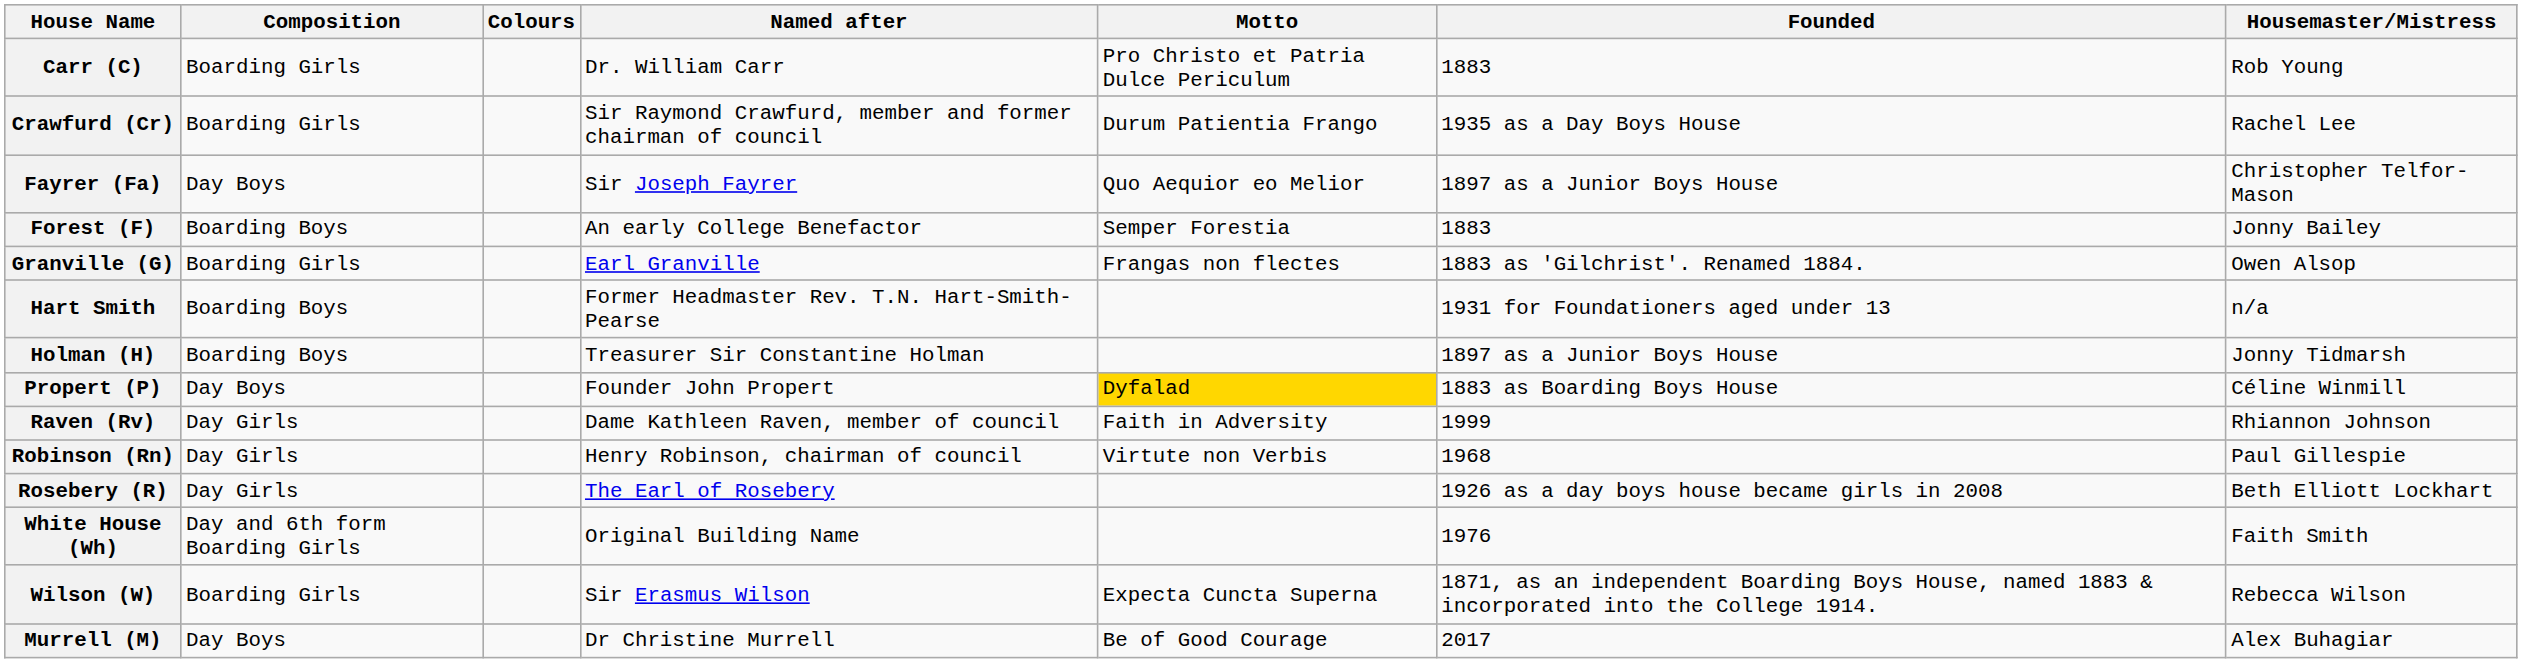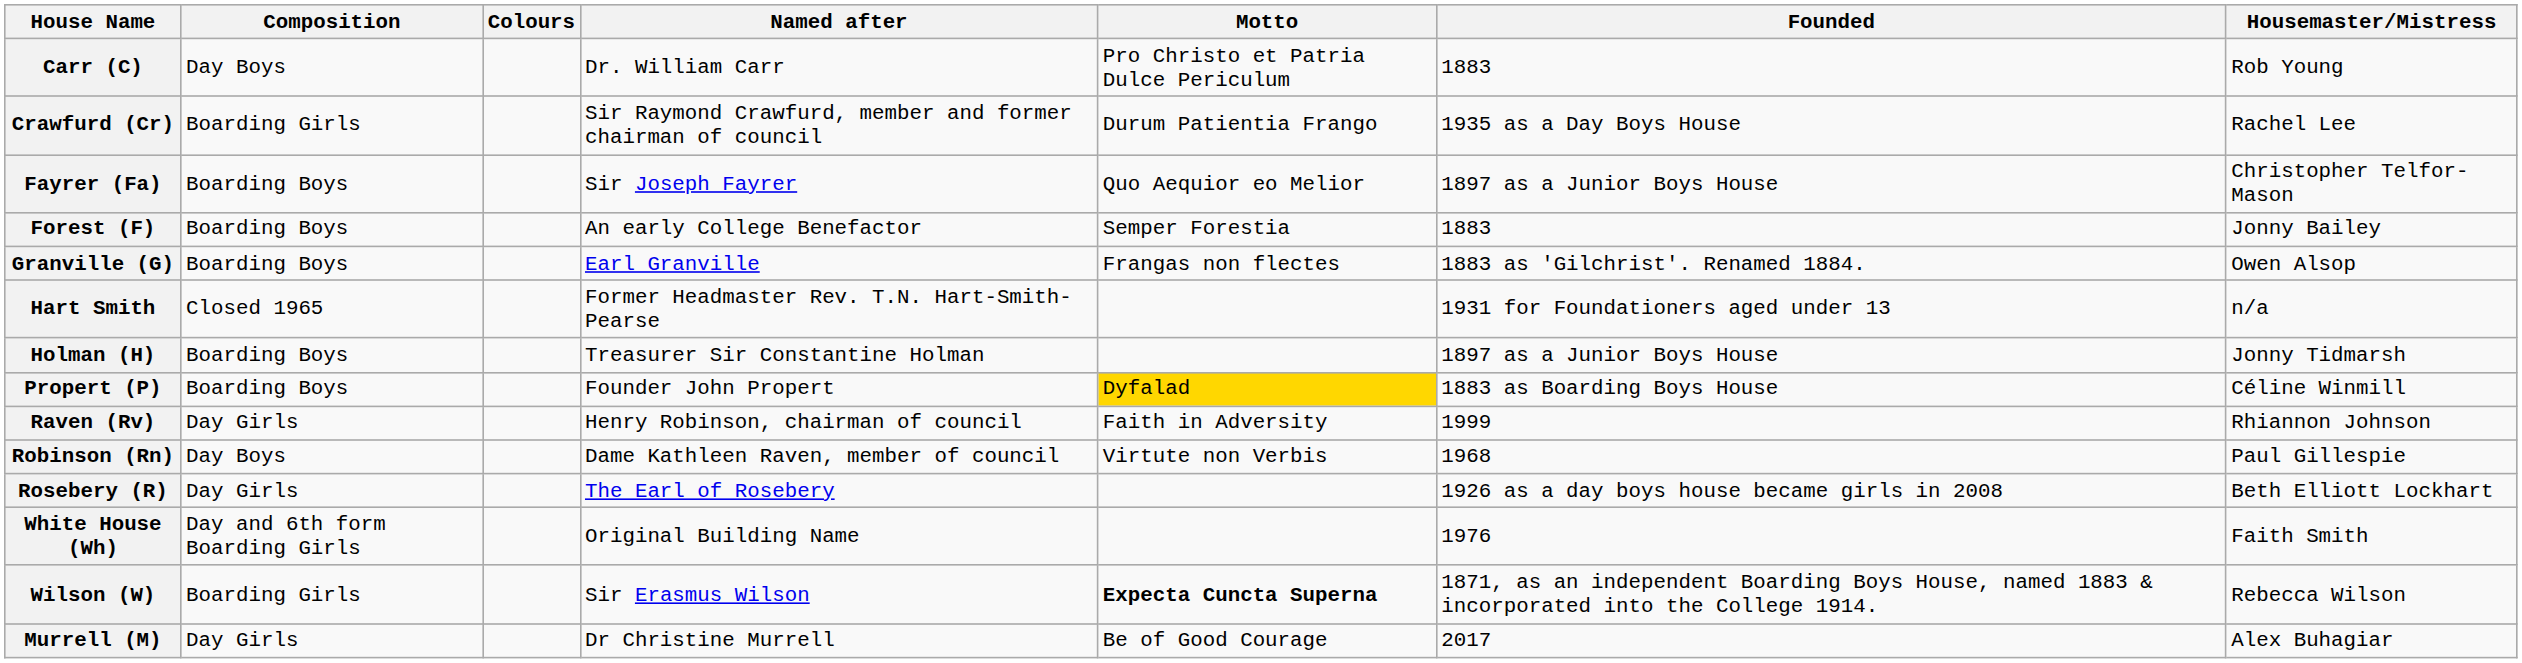(273, 68) Boarding Girls -> (236, 68) Day Boys
(236, 183) Day Boys -> (267, 183) Boarding Boys
(273, 263) Boarding Girls -> (267, 263) Boarding Boys
(267, 309) Boarding Boys -> (255, 309) Closed 1965
(236, 389) Day Boys -> (267, 389) Boarding Boys
(822, 423) Dame Kathleen Raven, member of council -> (803, 423) Henry Robinson, chairman of council
(242, 457) Day Girls -> (236, 457) Day Boys
(803, 457) Henry Robinson, chairman of council -> (822, 457) Dame Kathleen Raven, member of council
(1240, 594) normal -> (1240, 594) bold
(236, 640) Day Boys -> (242, 640) Day Girls
